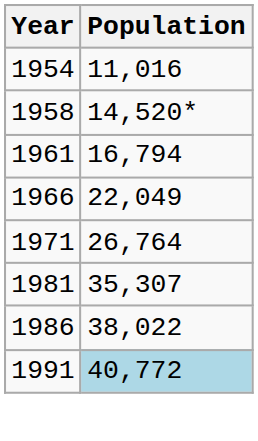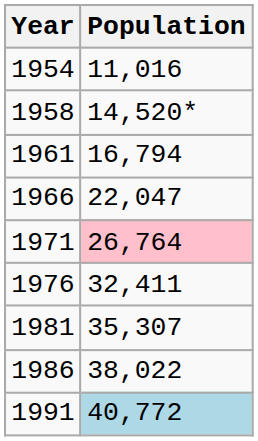(135, 199) 22,049 -> (135, 199) 22,047
(135, 242) no background -> (135, 242) pink background
+ row: (43, 285)
